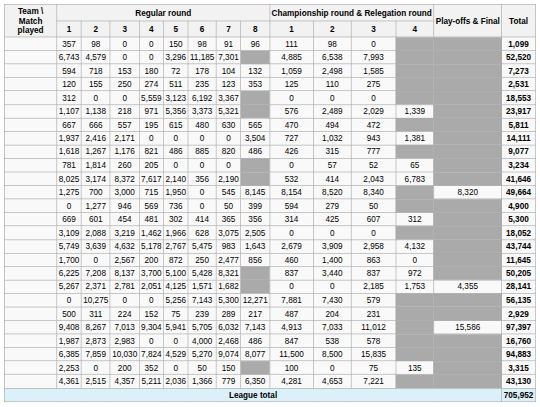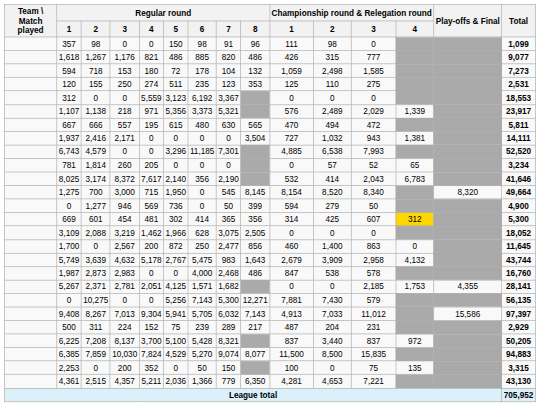rows swapped: (69, 152) <-> (69, 57)
(415, 219) no background -> (415, 219) gold background
rows swapped: (69, 246) <-> (69, 260)
rows swapped: (69, 273) <-> (69, 341)
rows swapped: (69, 327) <-> (69, 314)
